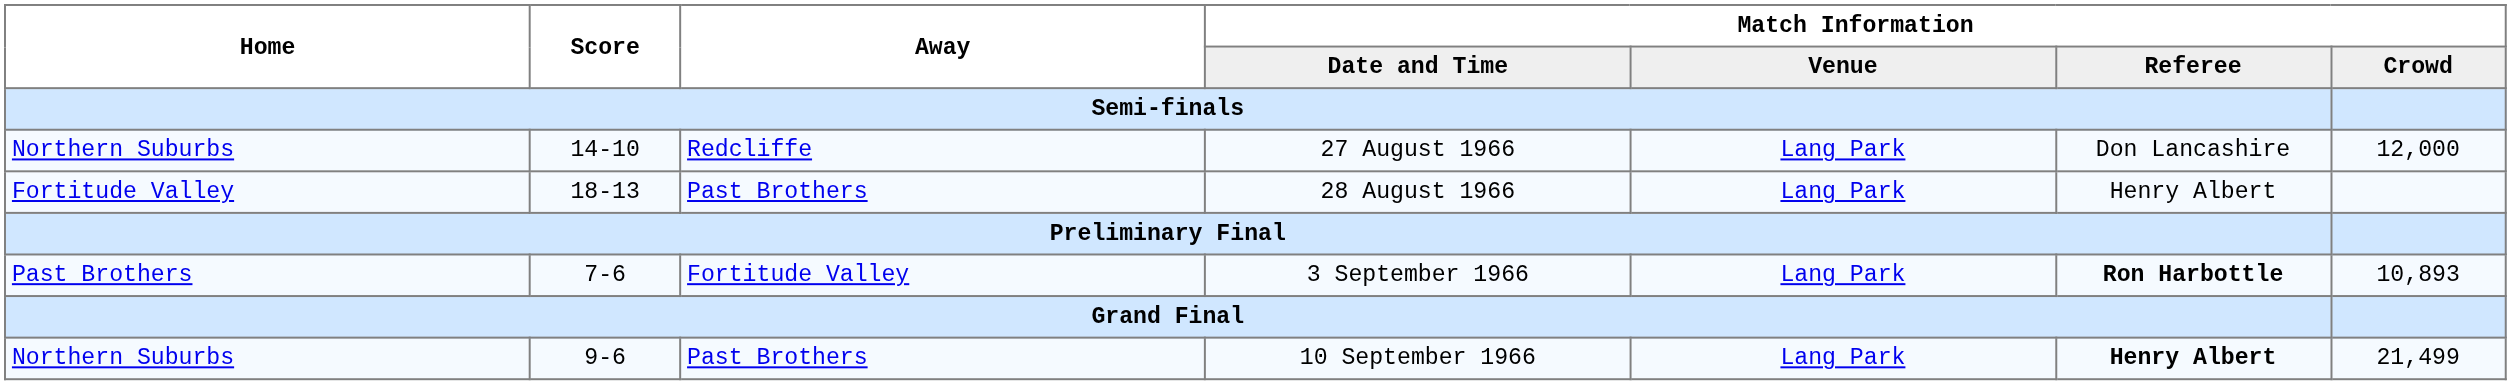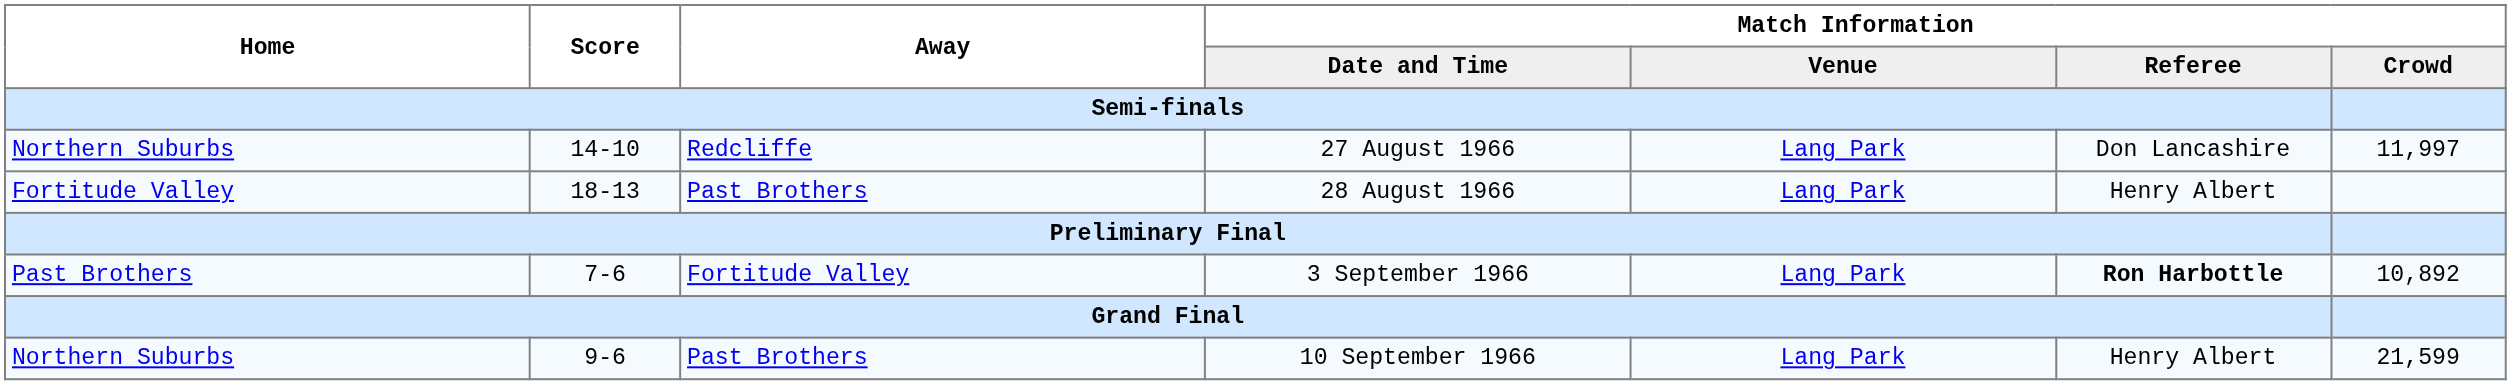(2418, 151) 12,000 -> (2418, 151) 11,997
(2418, 275) 10,893 -> (2418, 275) 10,892
(2193, 358) bold -> (2193, 358) normal
(2418, 358) 21,499 -> (2418, 358) 21,599
